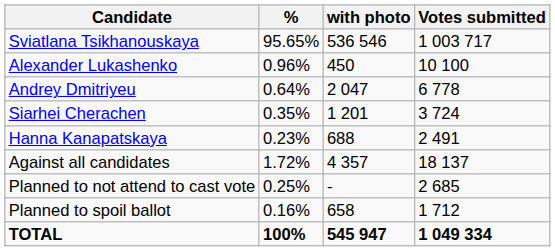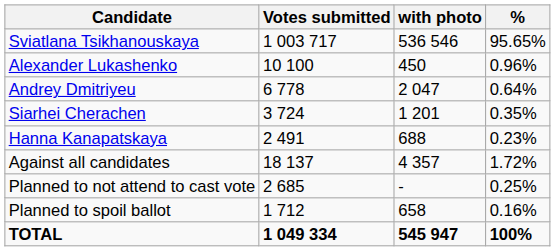columns swapped: (482, 17) <-> (291, 17)
